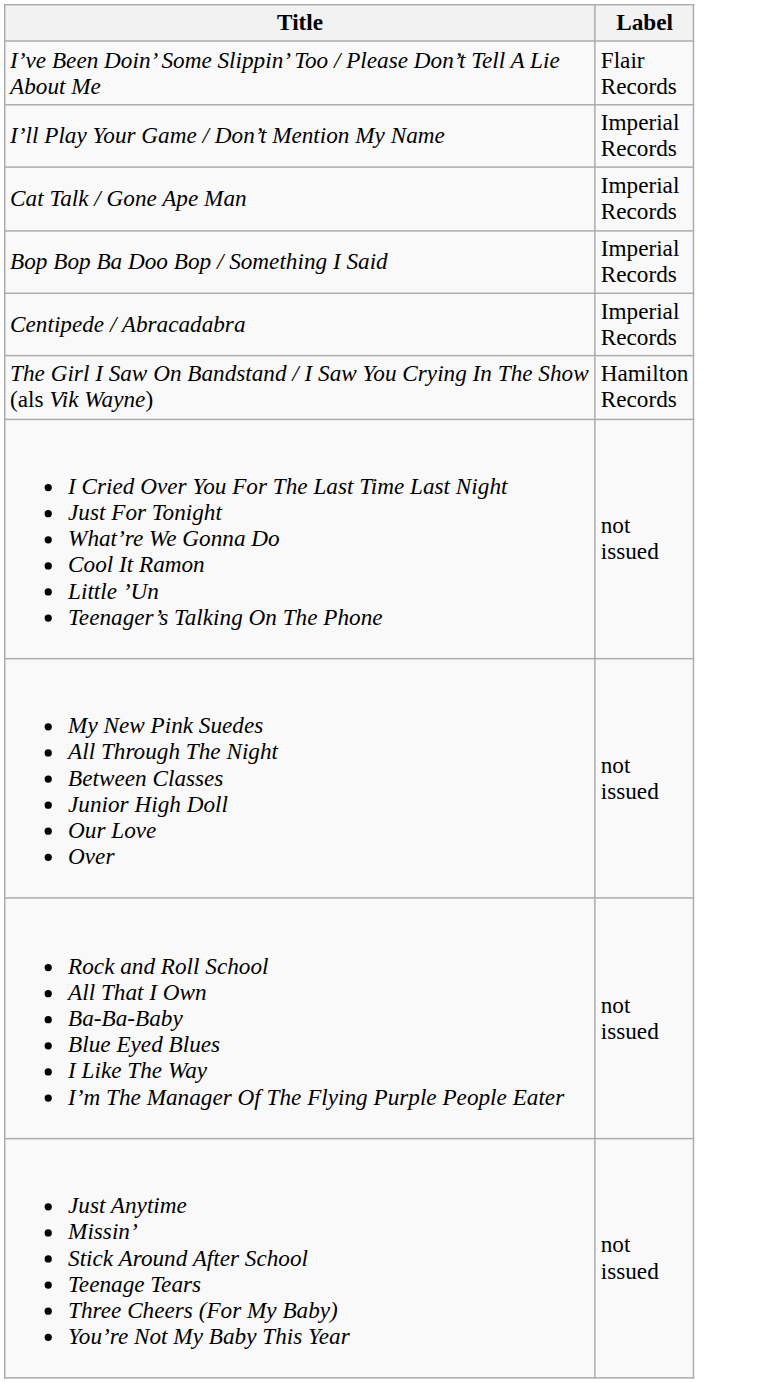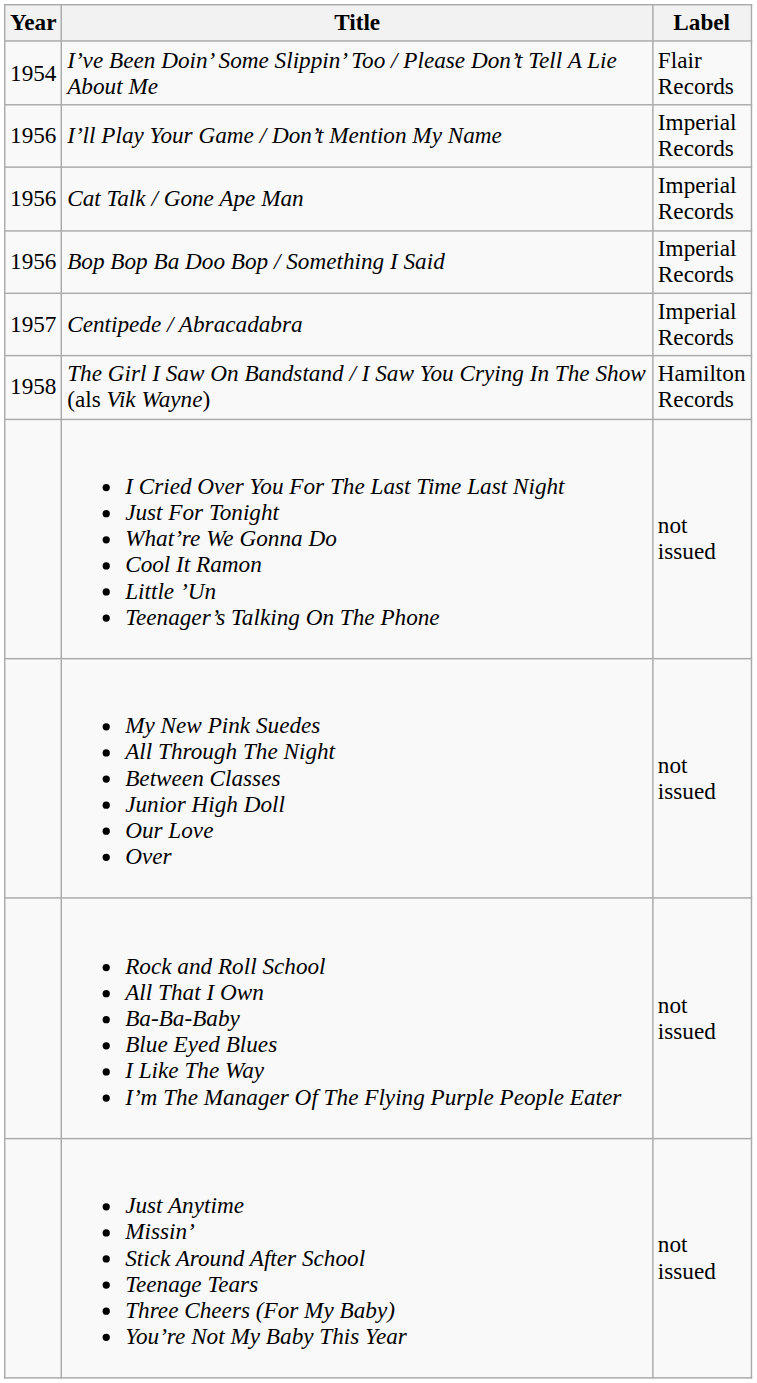+ column: (33, 22)
